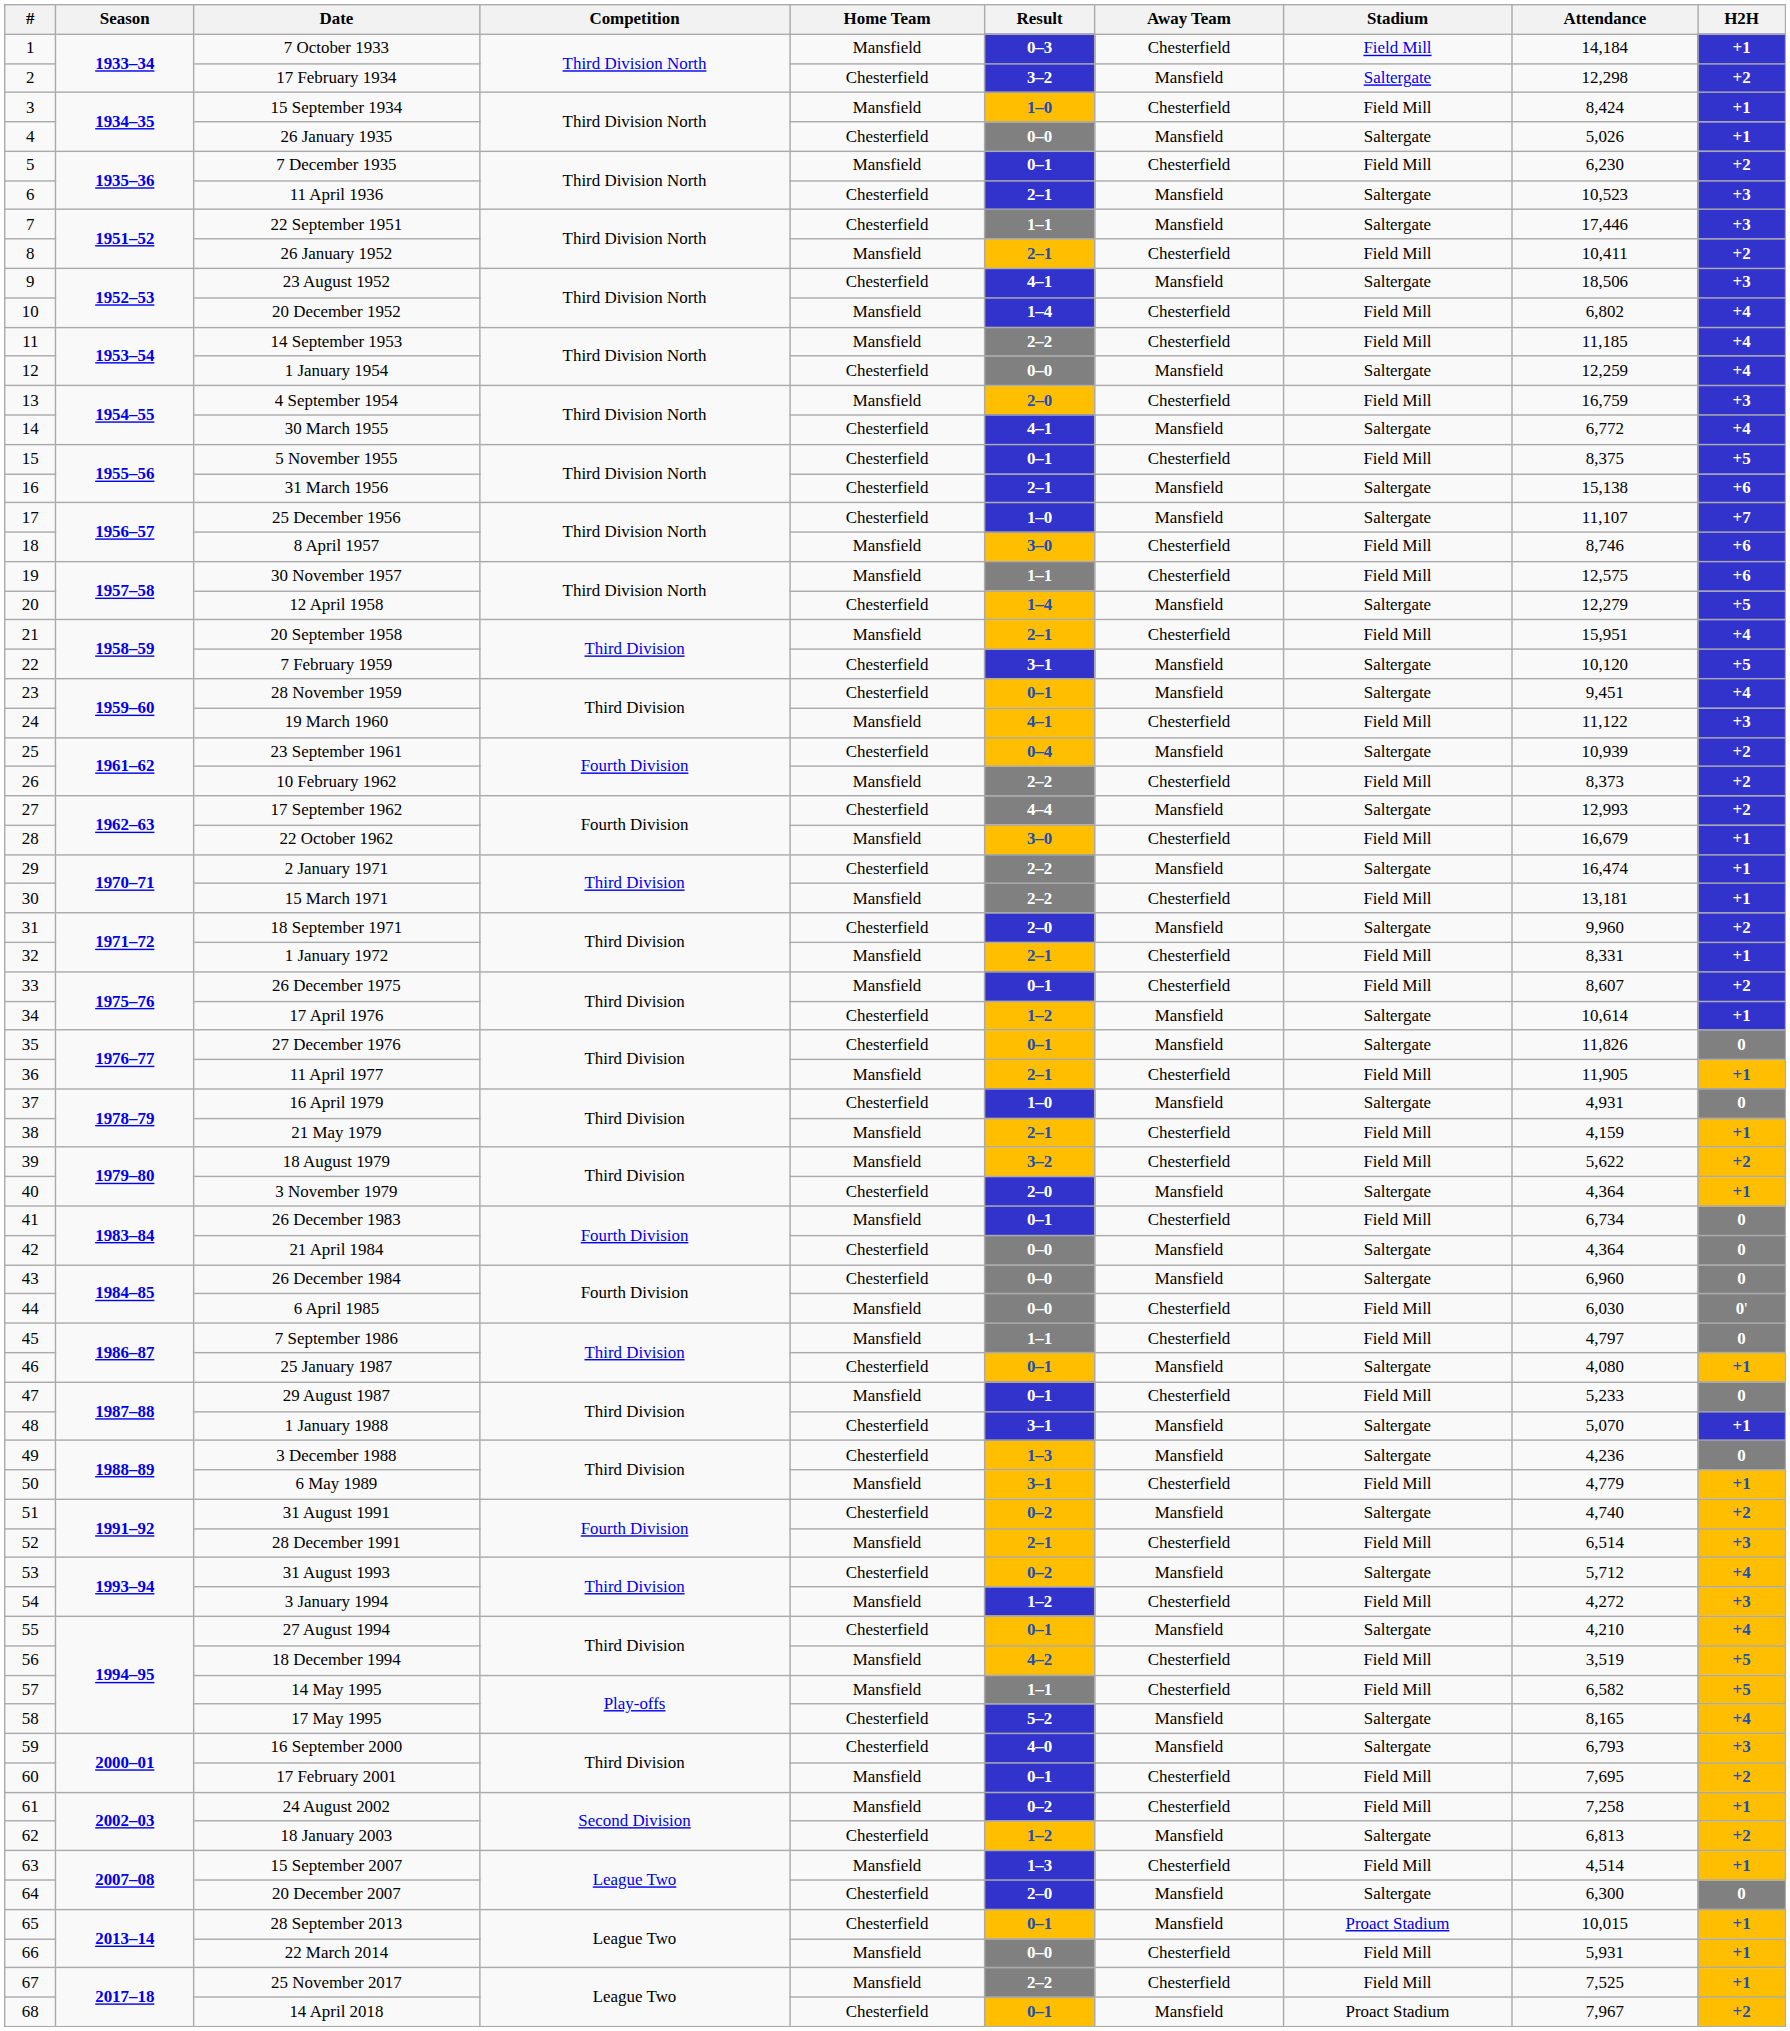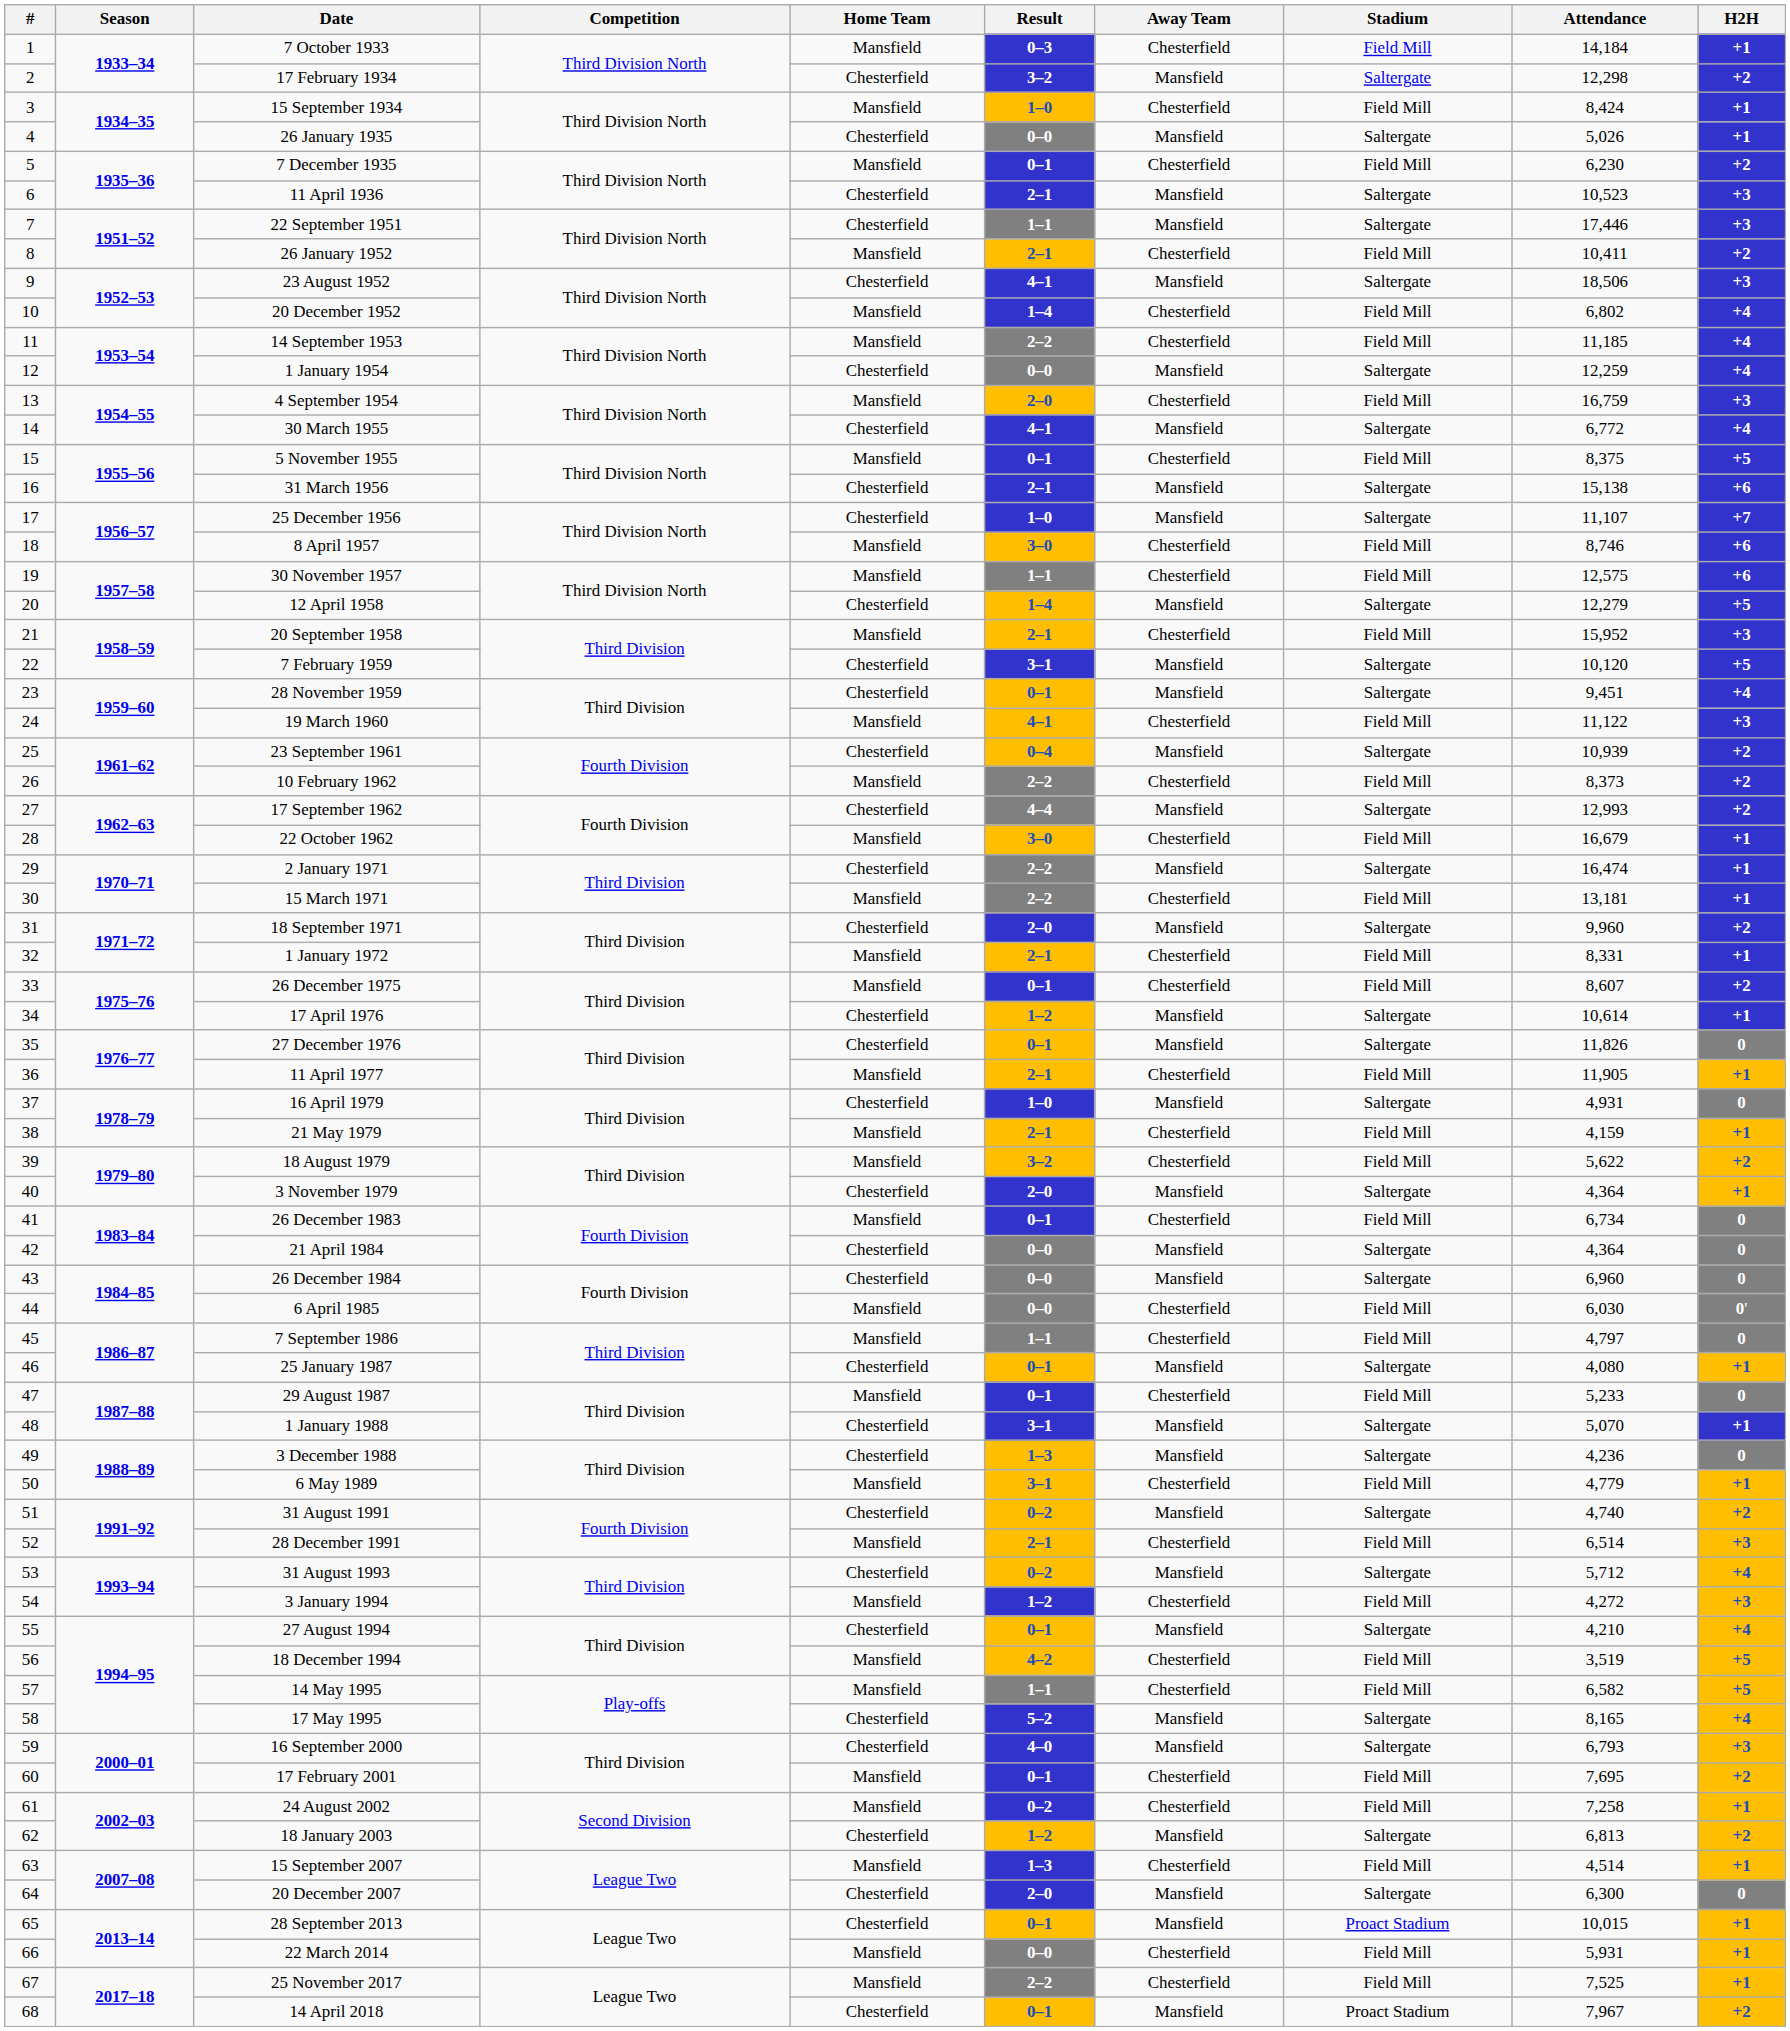(887, 458) Chesterfield -> (887, 458) Mansfield
(1605, 634) 15,951 -> (1605, 634) 15,952
(1742, 634) +4 -> (1742, 634) +3
